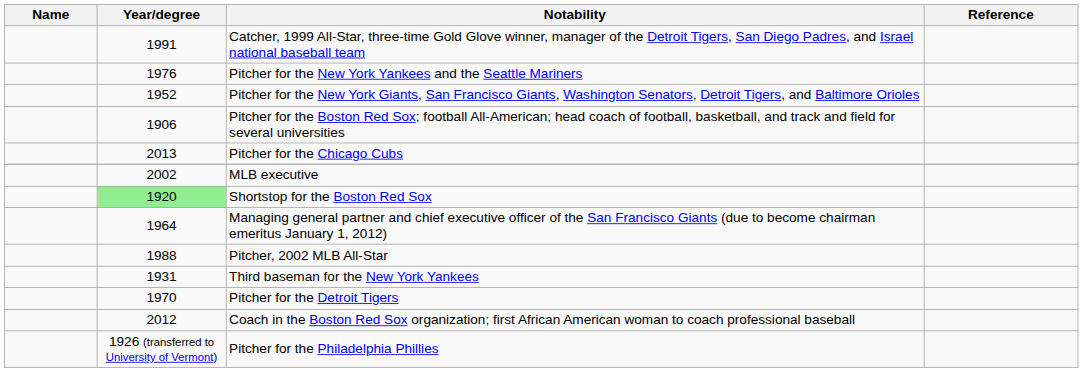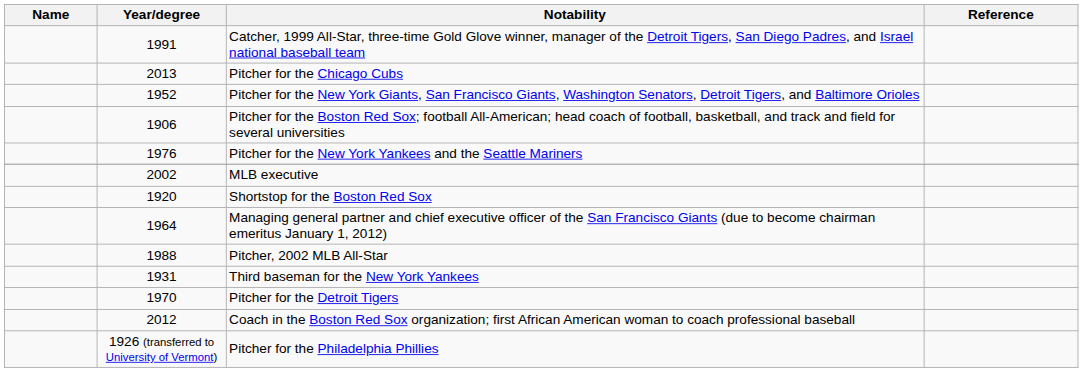rows swapped: (406, 73) <-> (316, 153)
(162, 196) lightgreen background -> (162, 196) no background
